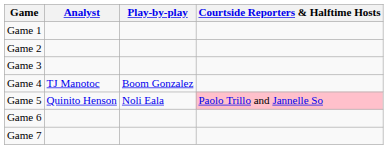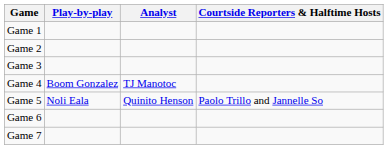columns swapped: (158, 13) <-> (82, 13)
(261, 100) pink background -> (261, 100) no background
